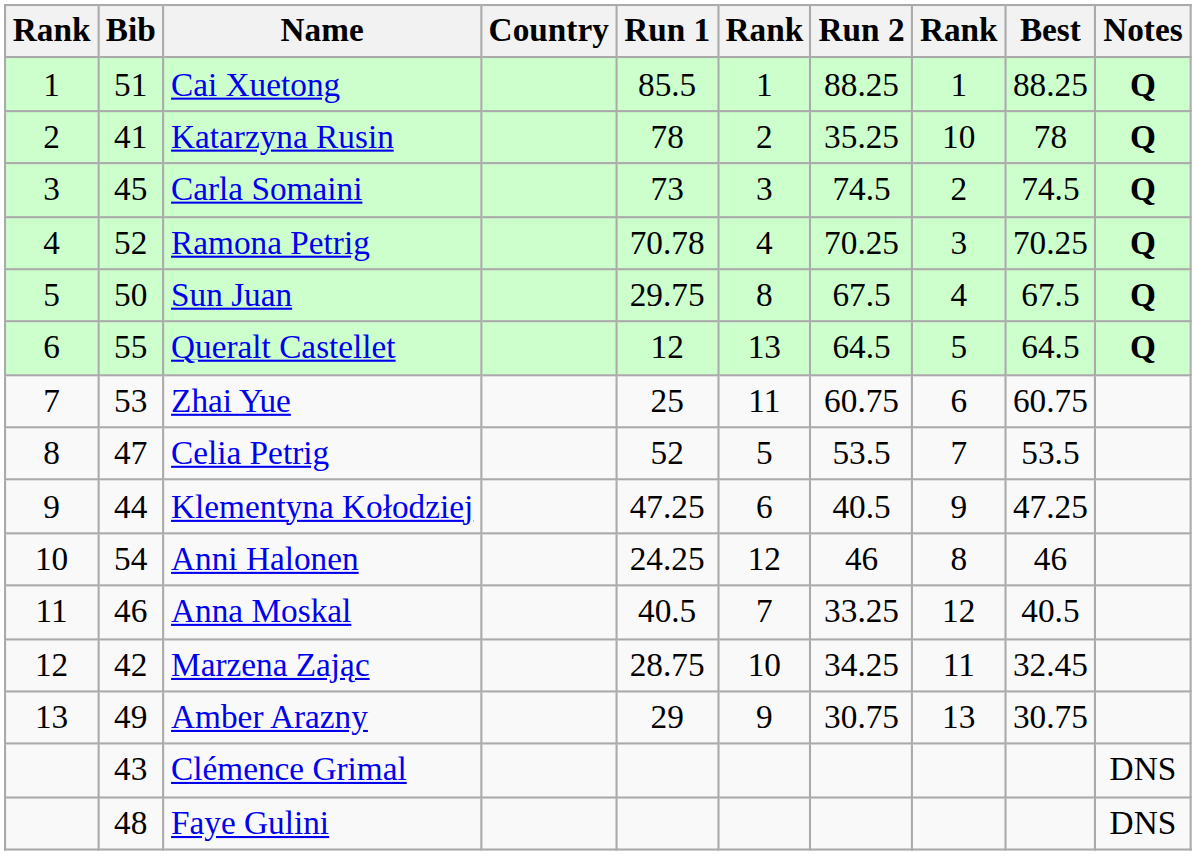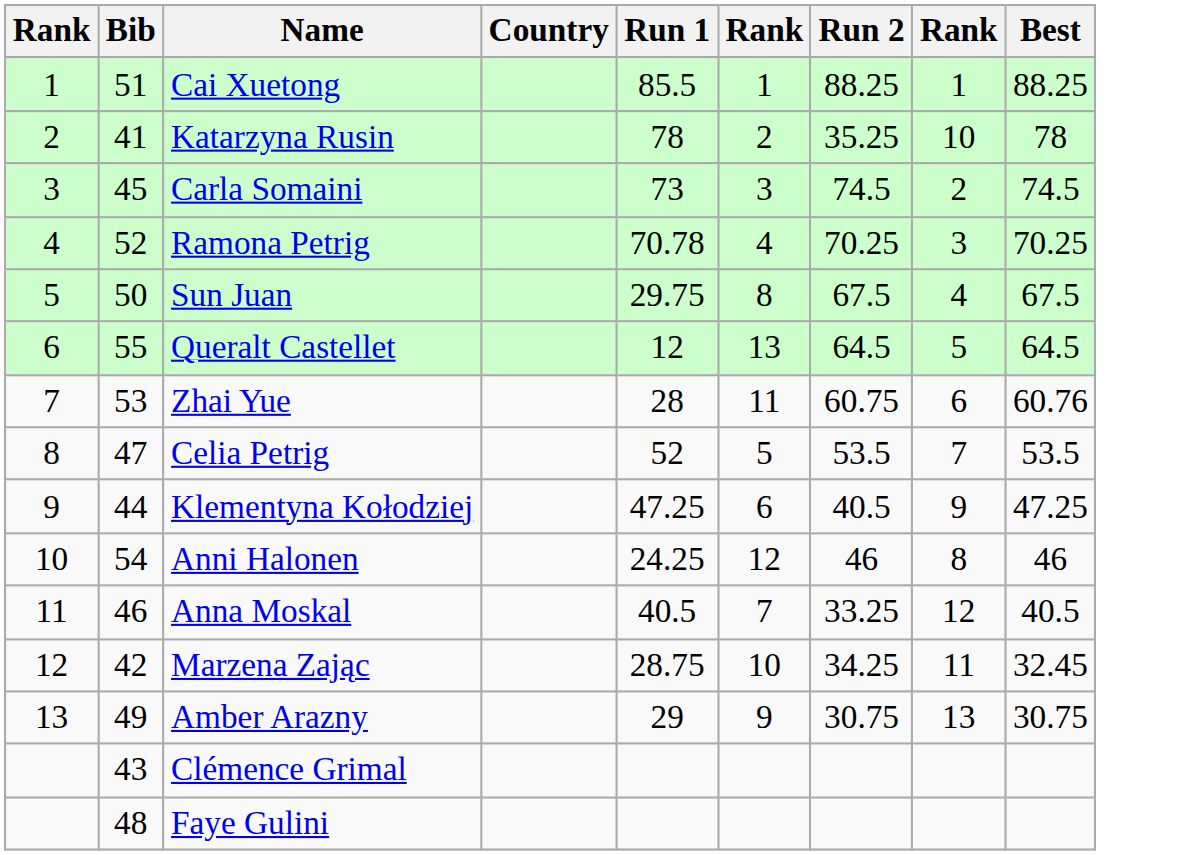- column: (1143, 30)
(667, 400) 25 -> (667, 400) 28
(1050, 400) 60.75 -> (1050, 400) 60.76
